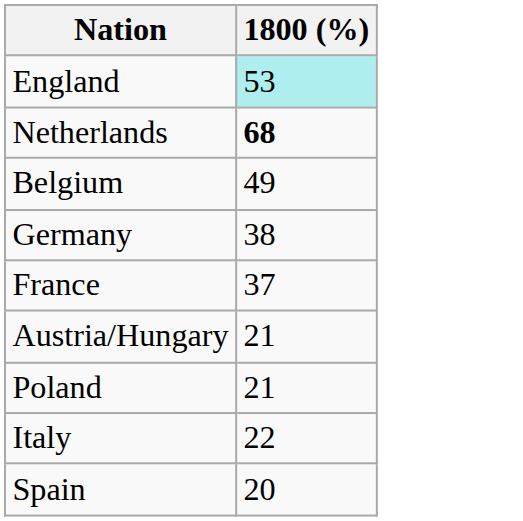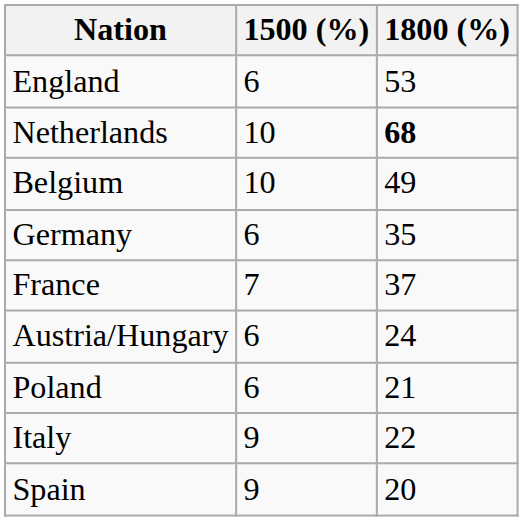+ column: (306, 30)
(259, 81) paleturquoise background -> (400, 81) no background
(259, 234) 38 -> (400, 234) 35
(259, 336) 21 -> (400, 336) 24
